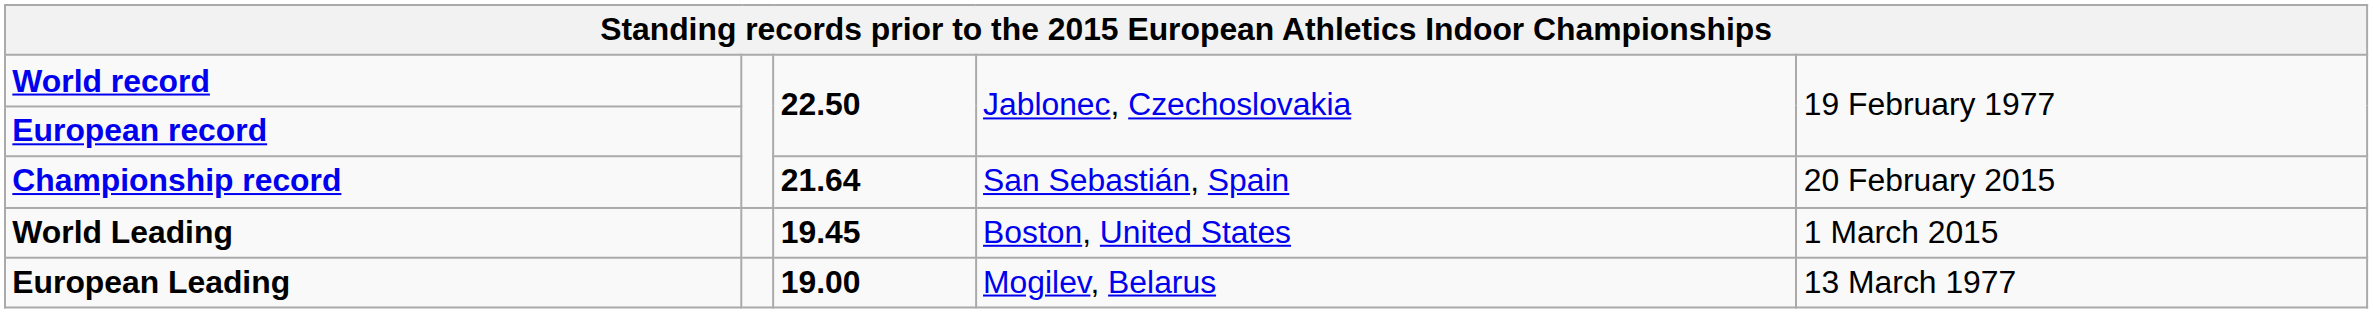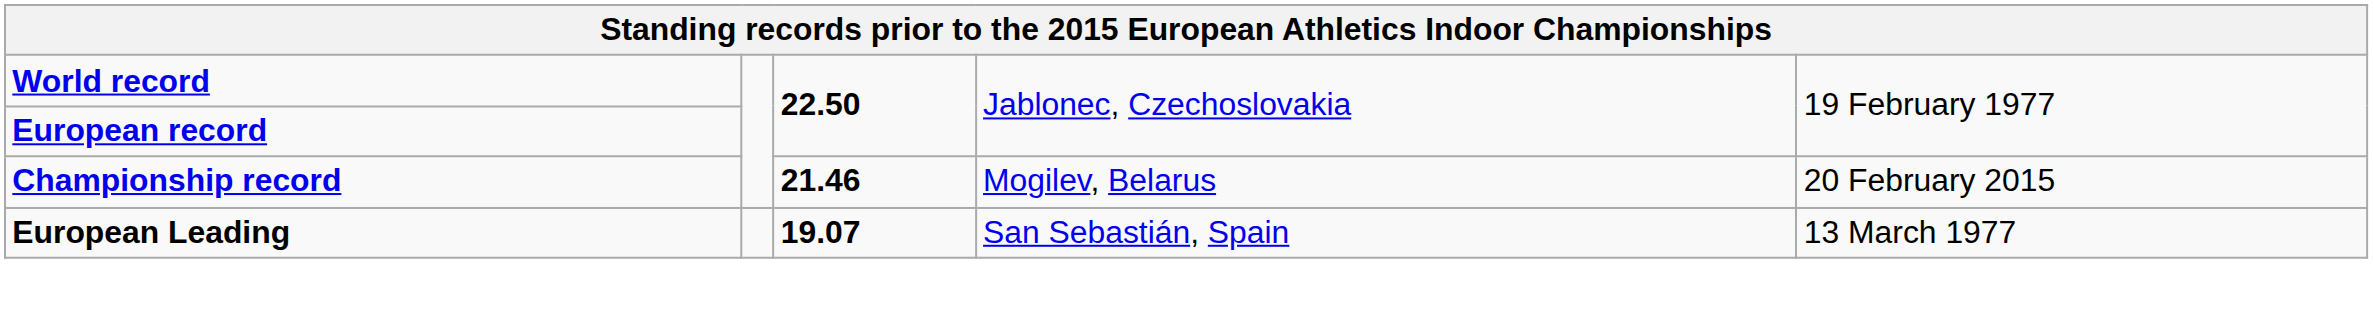(821, 181) 21.64 -> (821, 181) 21.46
(1136, 181) San Sebastián, Spain -> (1100, 181) Mogilev, Belarus
- row: (123, 231)
(821, 282) 19.00 -> (821, 231) 19.07
(1100, 282) Mogilev, Belarus -> (1136, 231) San Sebastián, Spain
